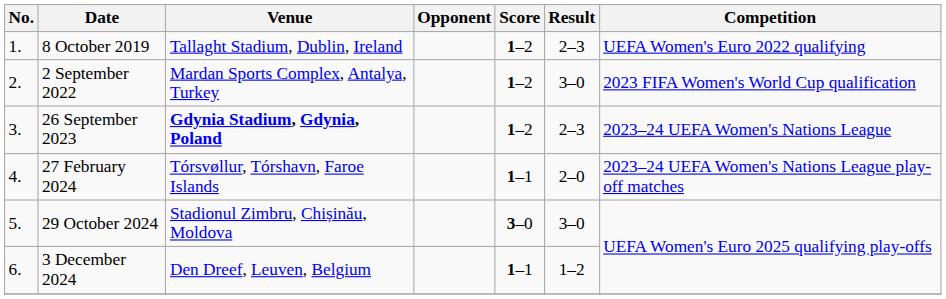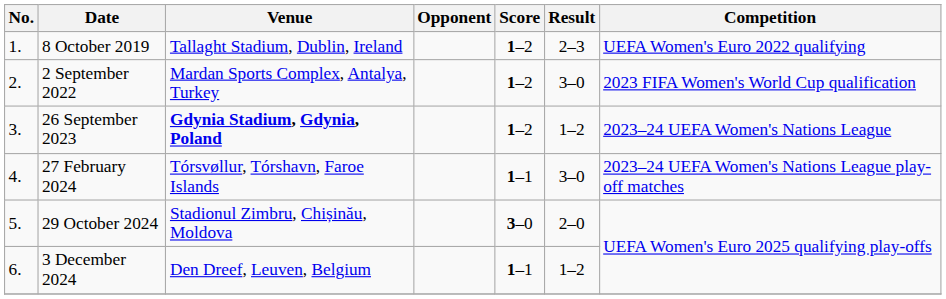(572, 129) 2–3 -> (572, 129) 1–2
(572, 176) 2–0 -> (572, 176) 3–0
(572, 223) 3–0 -> (572, 223) 2–0
